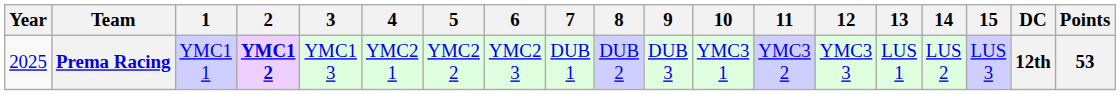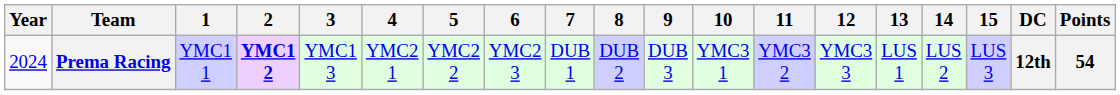(28, 61) 2025 -> (28, 61) 2024
(1085, 61) 53 -> (1085, 61) 54
